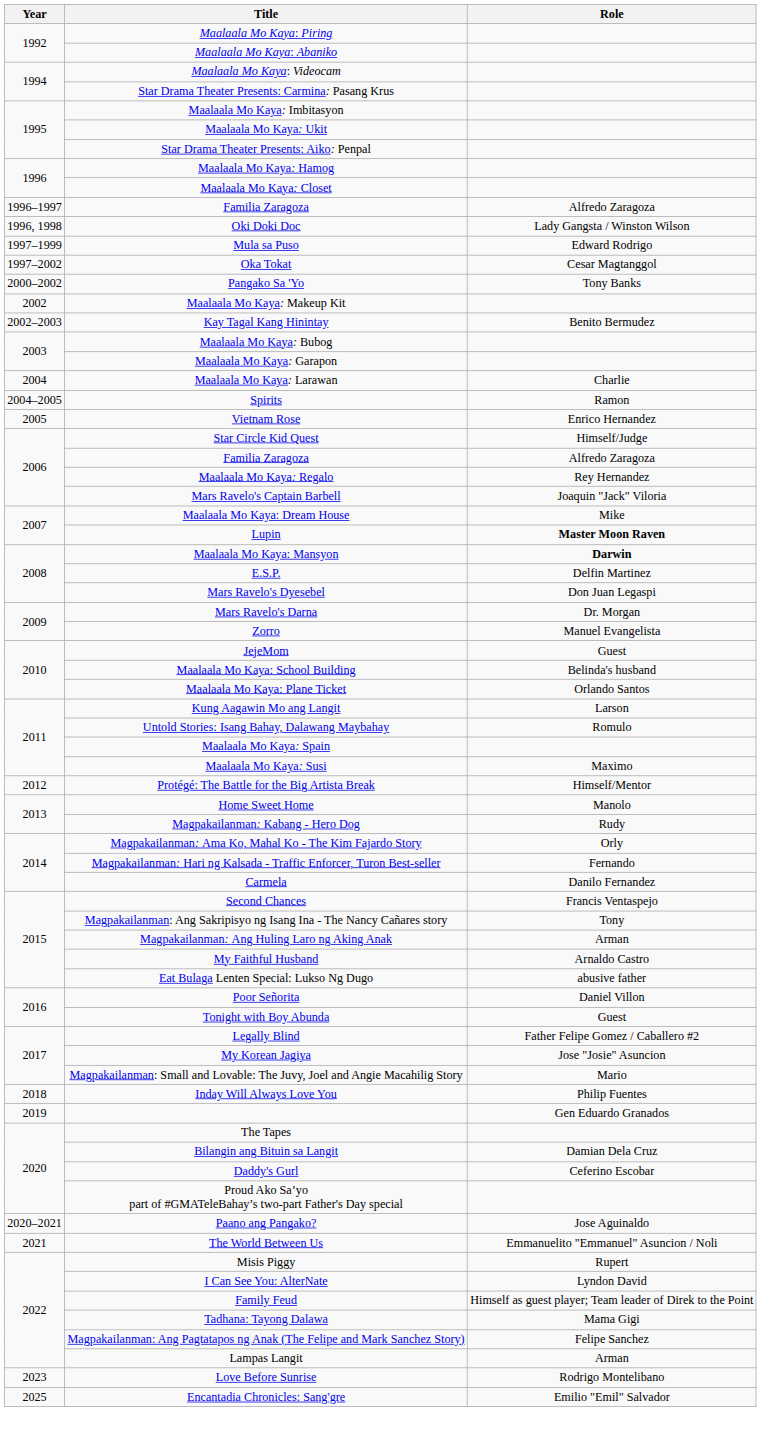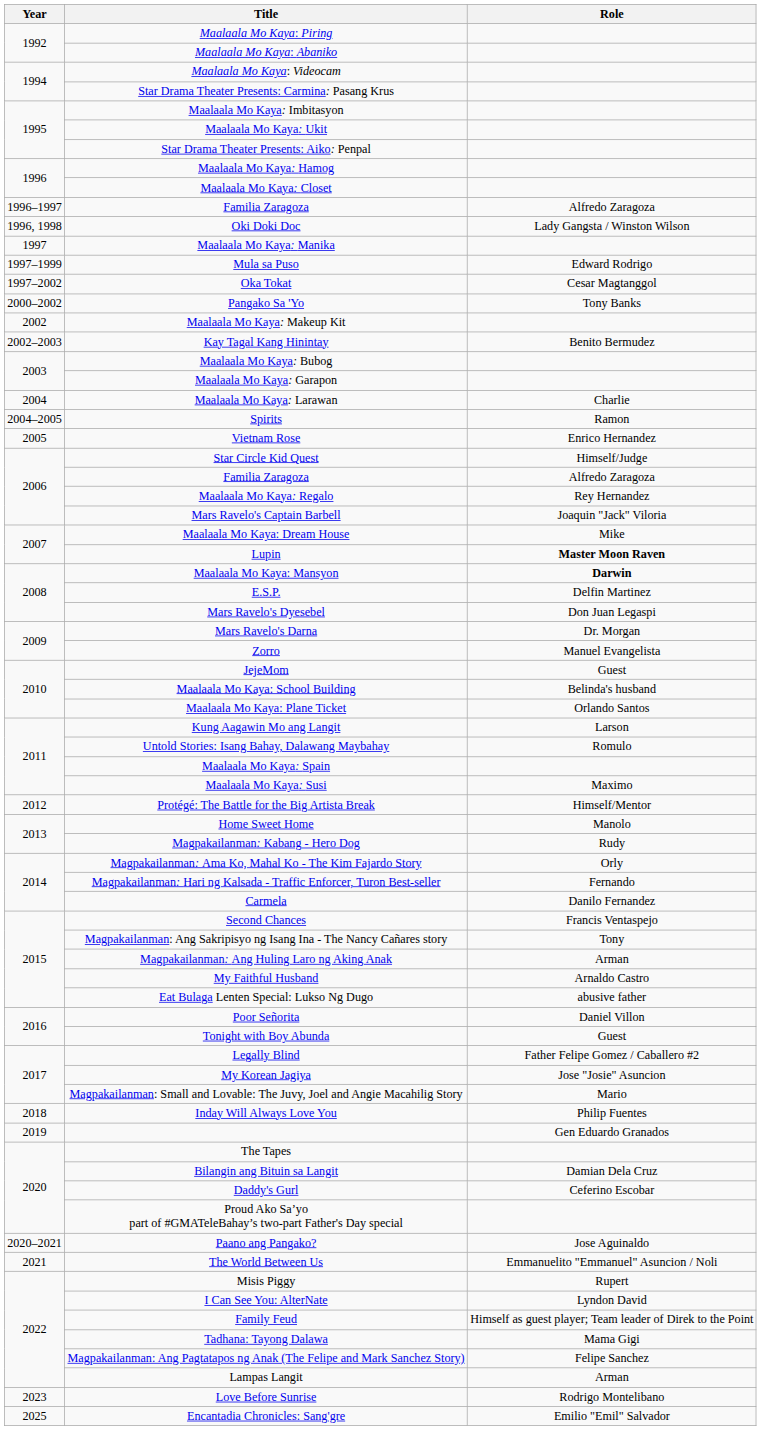+ row: (35, 245)
